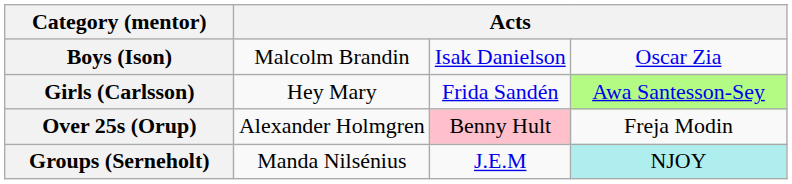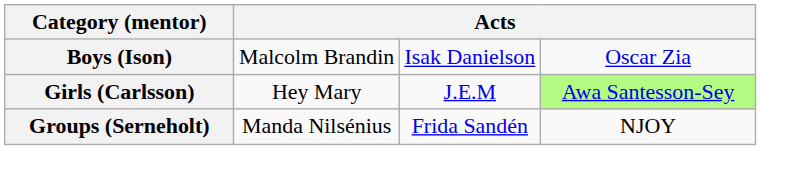(500, 91) Frida Sandén -> (470, 91) J.E.M
- row: (119, 126)
(500, 160) J.E.M -> (470, 126) Frida Sandén
(679, 160) paleturquoise background -> (648, 126) no background
